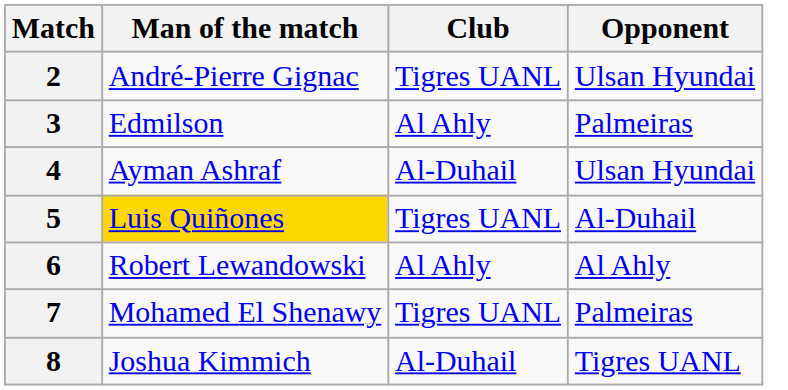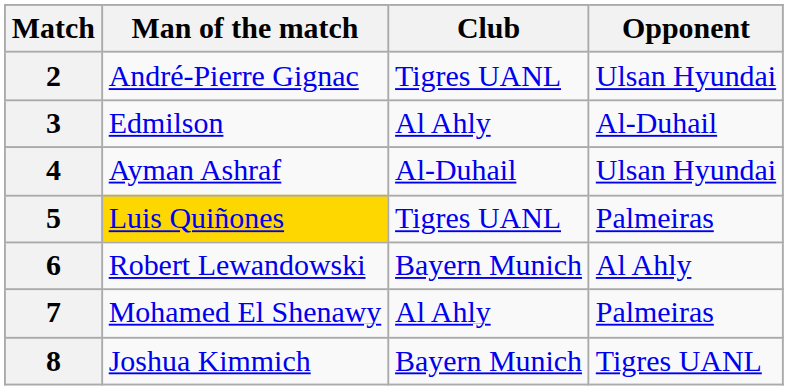(634, 123) Palmeiras -> (656, 123) Al-Duhail
(635, 218) Al-Duhail -> (655, 218) Palmeiras
(443, 265) Al Ahly -> (489, 265) Bayern Munich
(478, 312) Tigres UANL -> (443, 312) Al Ahly
(456, 360) Al-Duhail -> (489, 360) Bayern Munich
